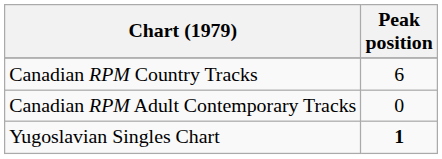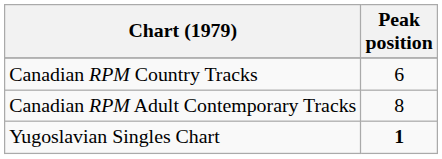(399, 105) 0 -> (399, 105) 8
